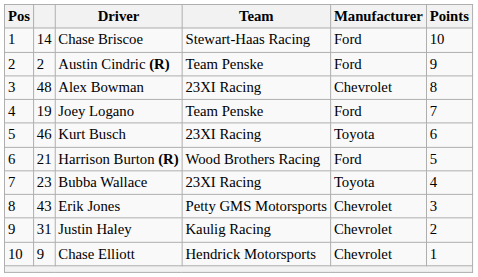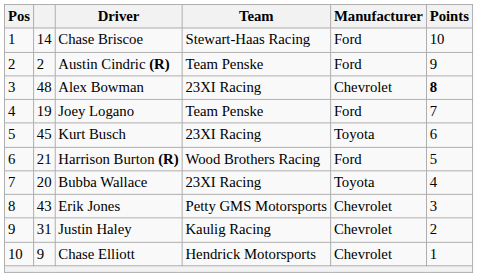(433, 87) normal -> (433, 87) bold
(44, 134) 46 -> (44, 134) 45
(44, 182) 23 -> (44, 182) 20
